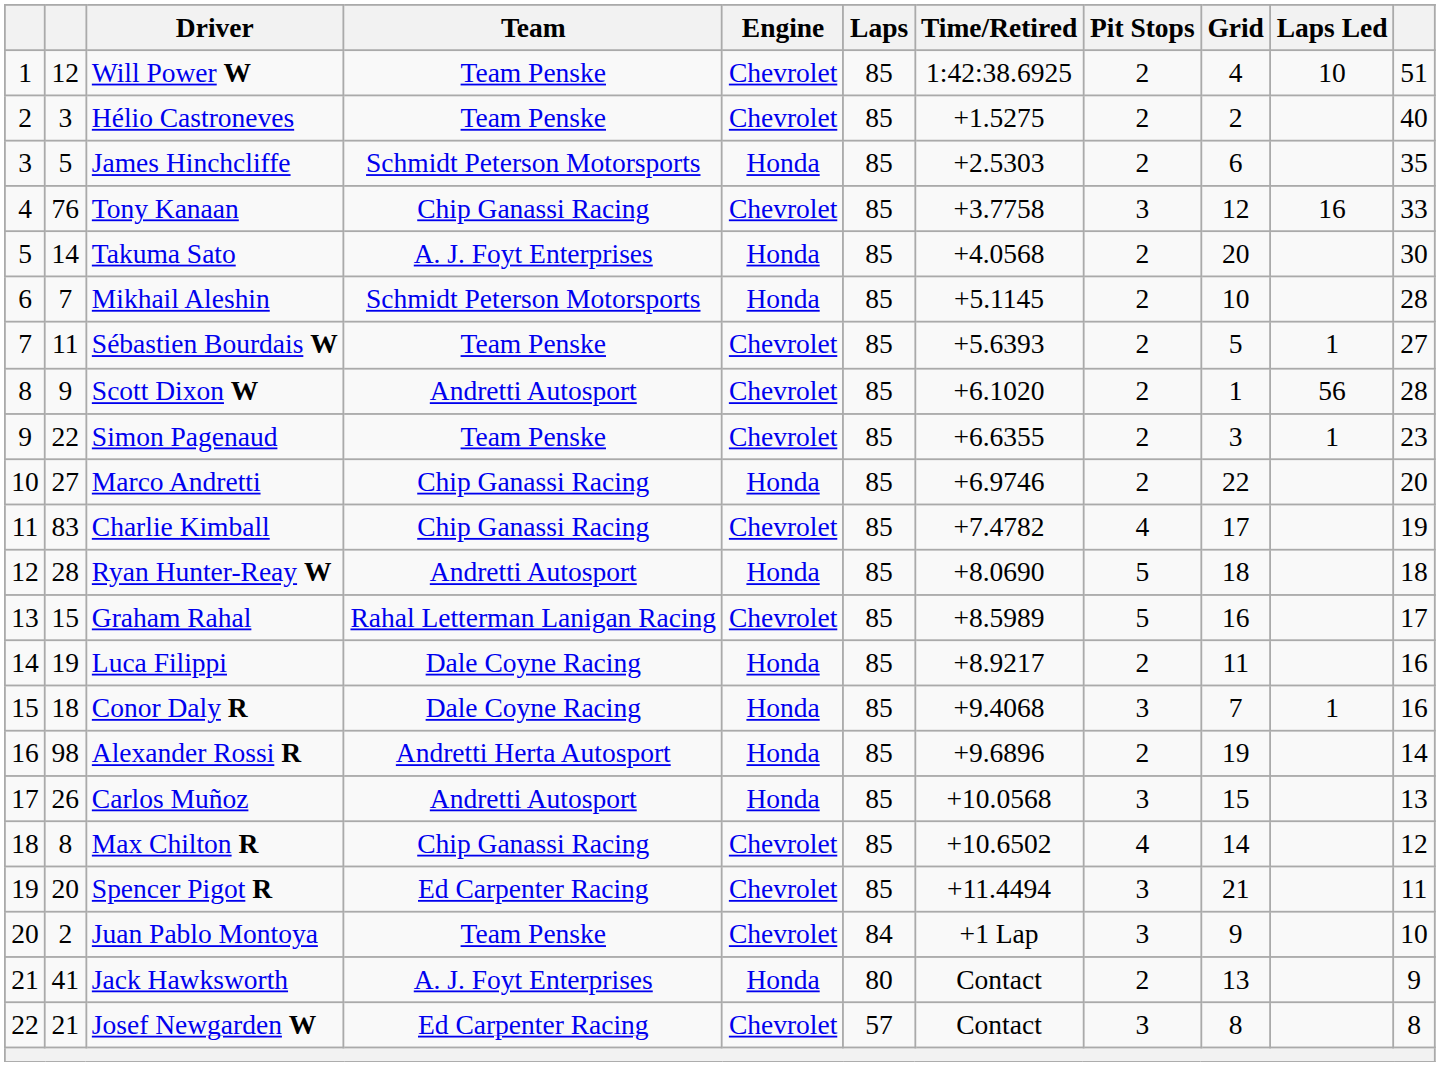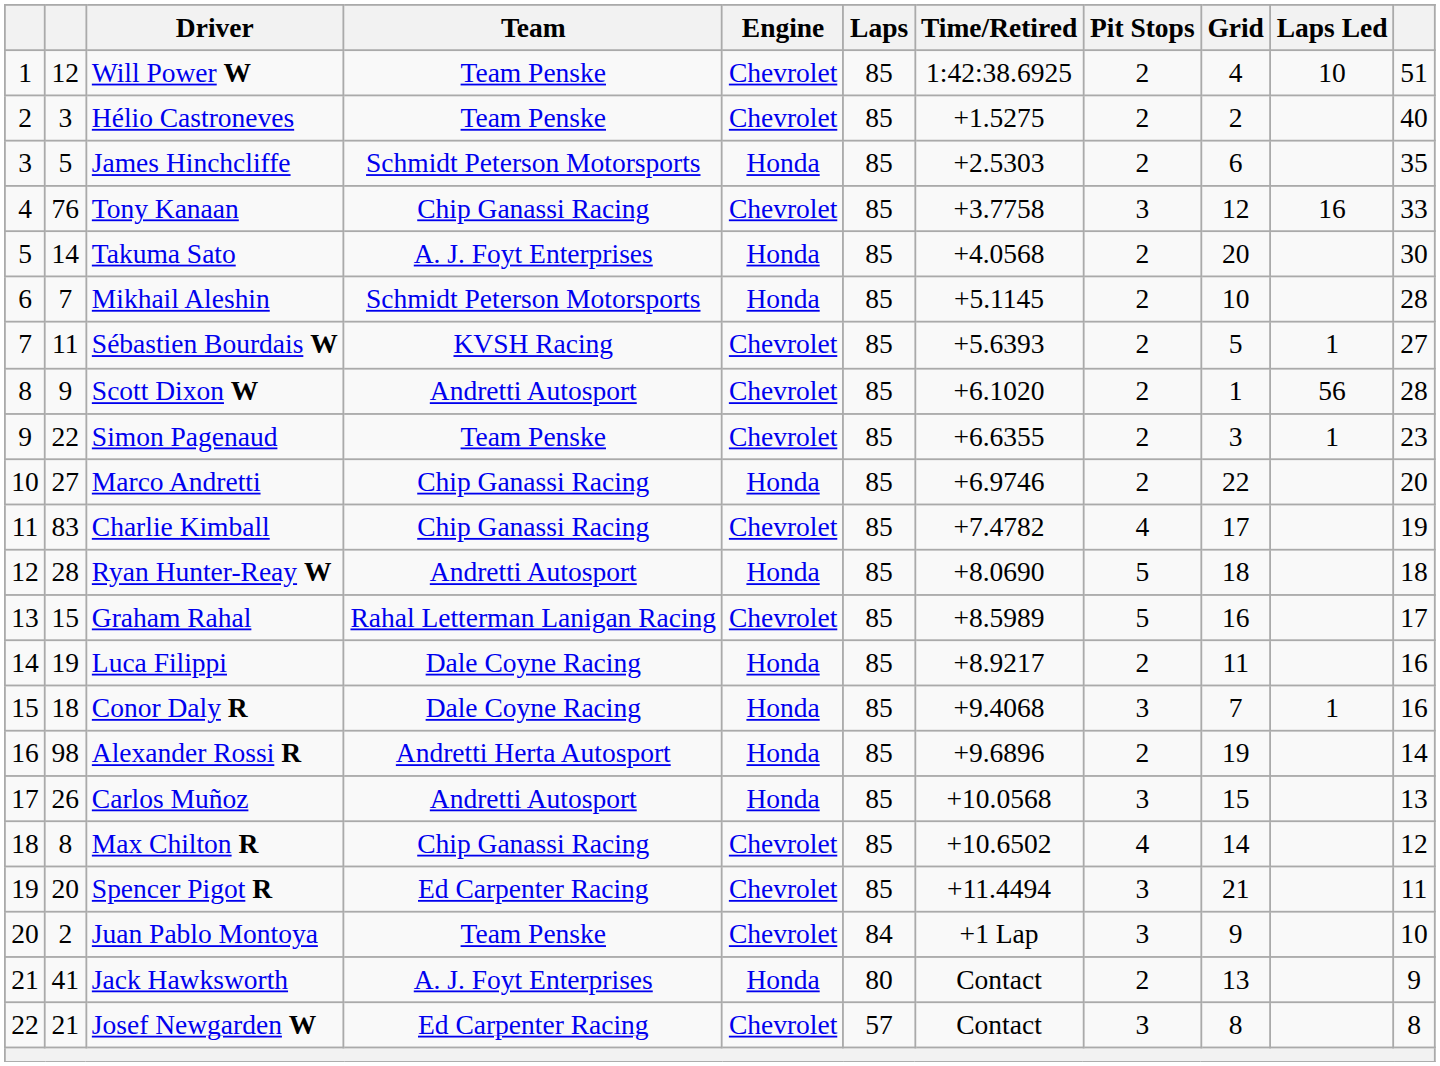(533, 344) Team Penske -> (533, 344) KVSH Racing
